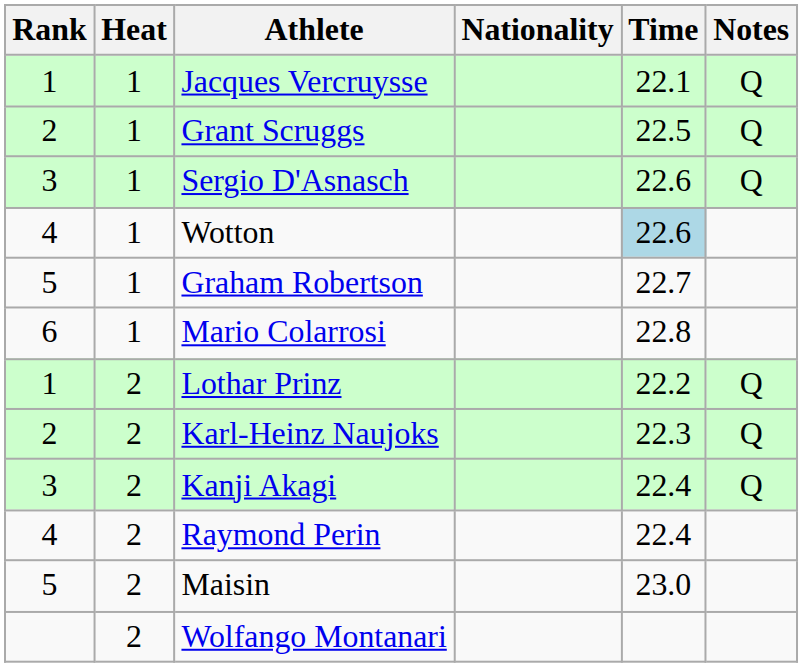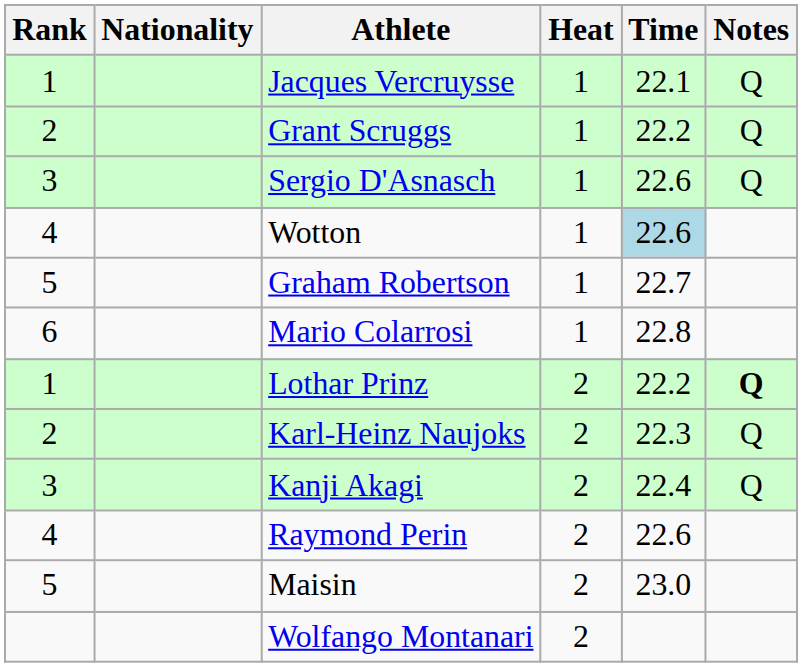columns swapped: (134, 29) <-> (538, 29)
(663, 130) 22.5 -> (663, 130) 22.2
(751, 383) normal -> (751, 383) bold
(663, 534) 22.4 -> (663, 534) 22.6
